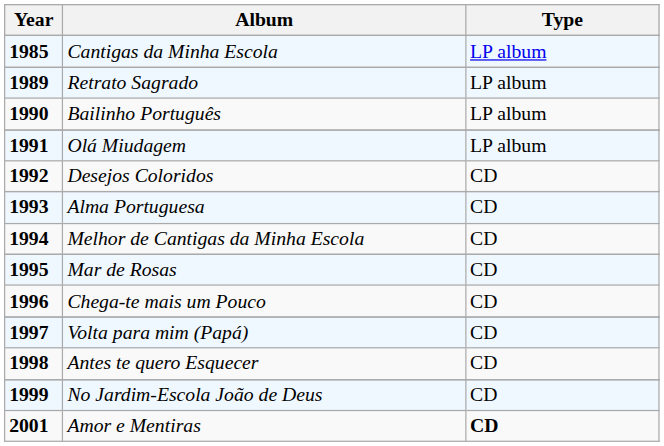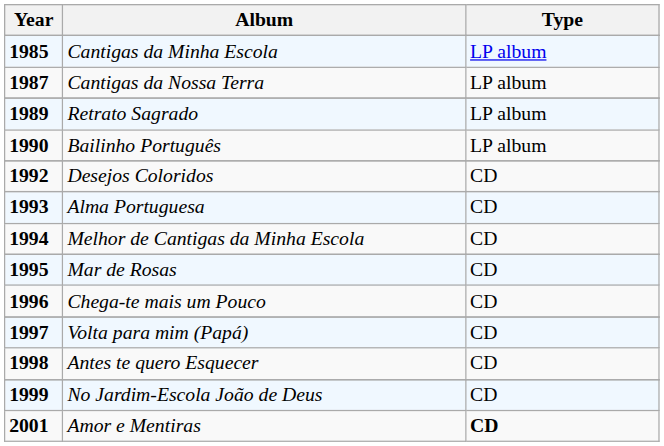+ row: (166, 82)
- row: (127, 144)
